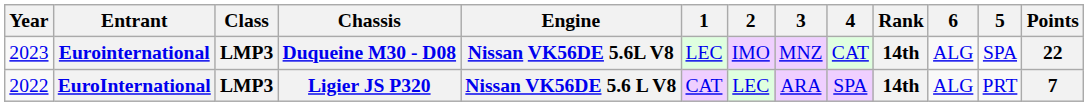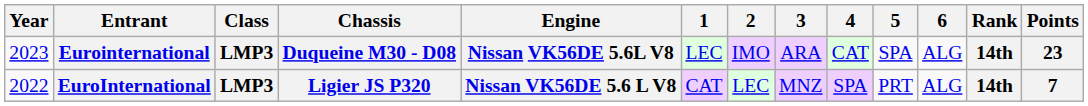columns swapped: (1000, 20) <-> (901, 20)
(801, 52) MNZ -> (801, 52) ARA
(1053, 52) 22 -> (1053, 52) 23
(801, 84) ARA -> (801, 84) MNZ
